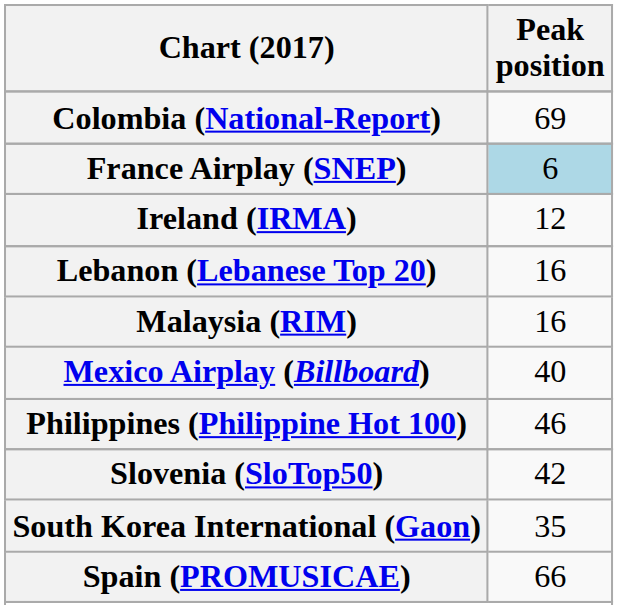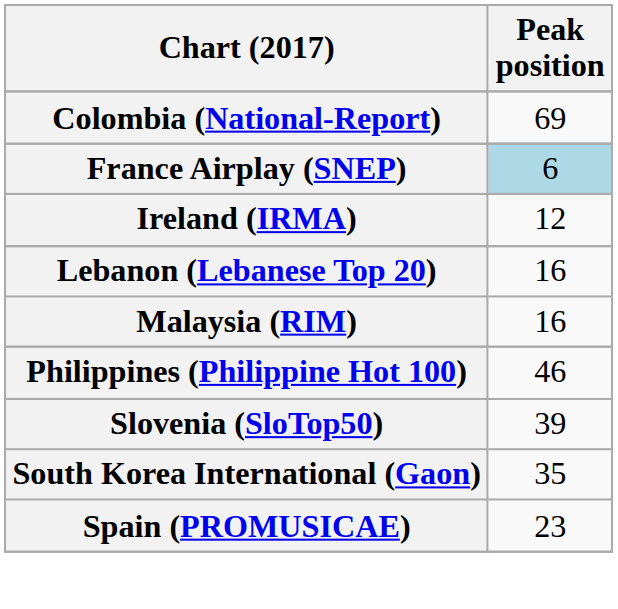- row: (247, 372)
(550, 474) 42 -> (550, 423) 39
(550, 576) 66 -> (550, 525) 23
